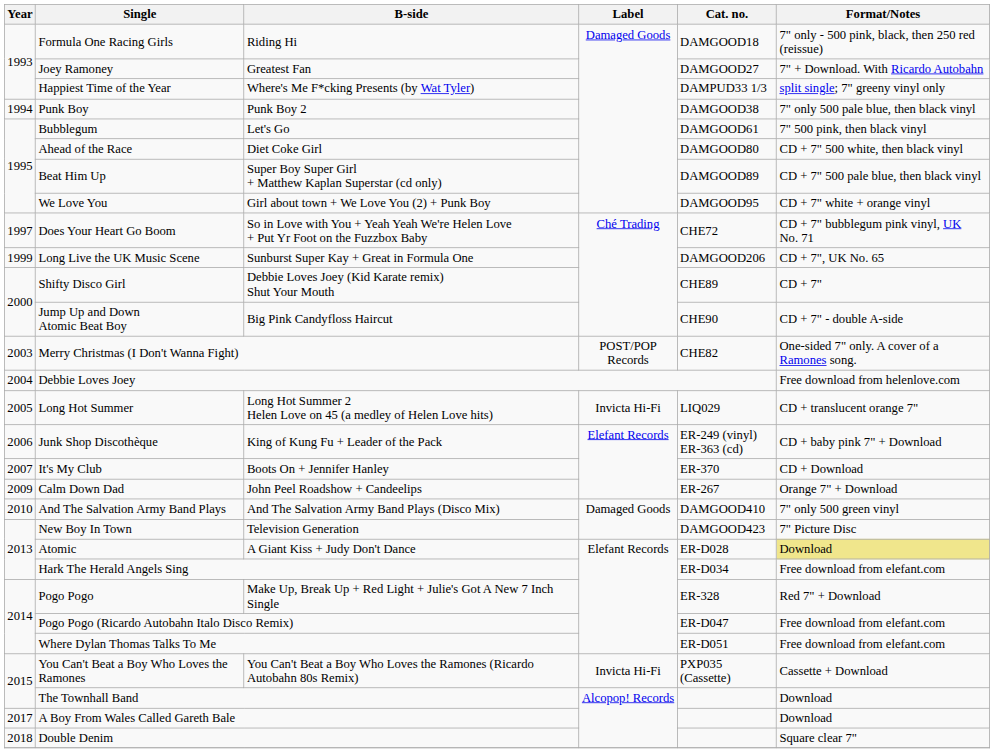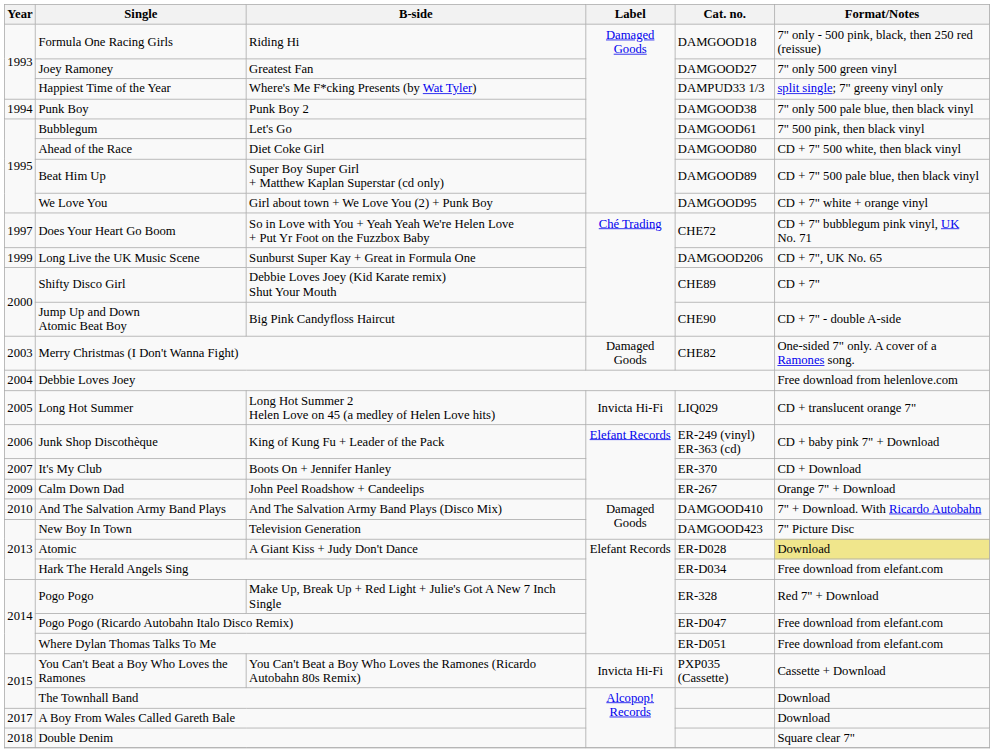(881, 68) 7" + Download. With Ricardo Autobahn -> (837, 68) 7" only 500 green vinyl
(628, 353) POST/POP Records -> (630, 353) Damaged Goods
(839, 509) 7" only 500 green vinyl -> (879, 509) 7" + Download. With Ricardo Autobahn
